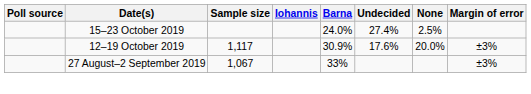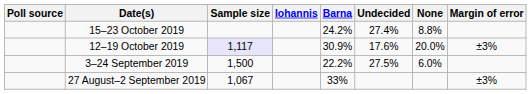(337, 30) 24.0% -> (337, 30) 24.2%
(430, 30) 2.5% -> (430, 30) 8.8%
(240, 47) no background -> (240, 47) lavender background
+ row: (137, 64)
